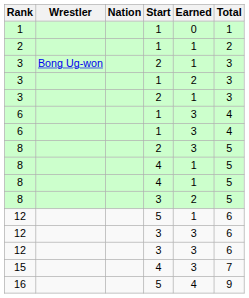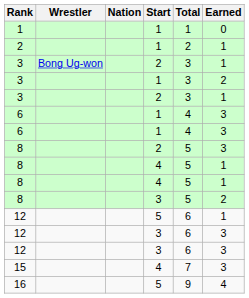columns swapped: (194, 13) <-> (229, 13)
